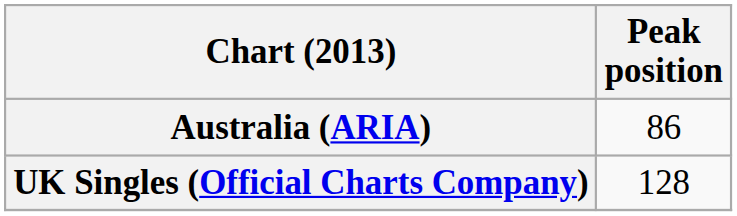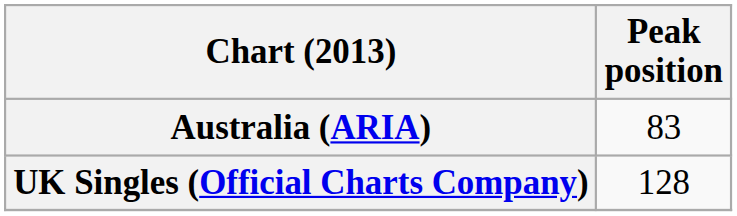(664, 126) 86 -> (664, 126) 83
